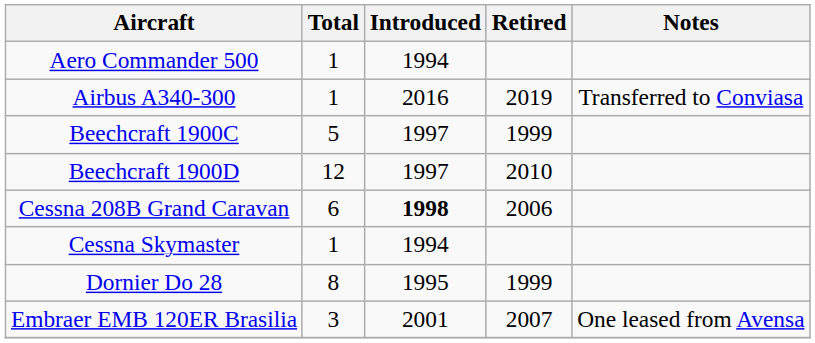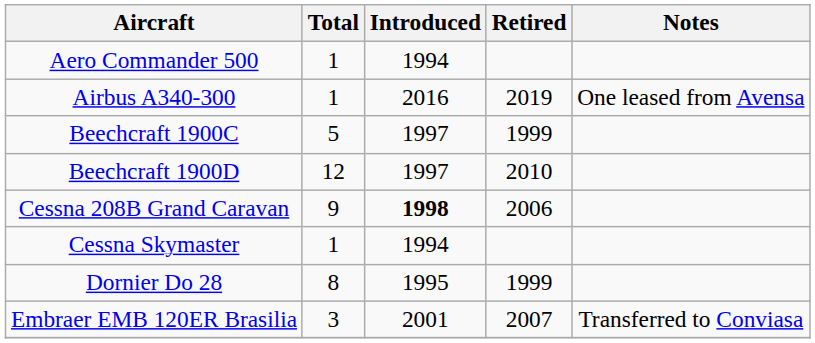(691, 97) Transferred to Conviasa -> (691, 97) One leased from Avensa
(333, 208) 6 -> (333, 208) 9
(691, 319) One leased from Avensa -> (691, 319) Transferred to Conviasa
